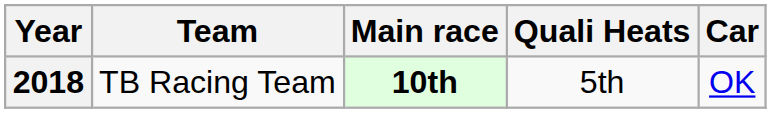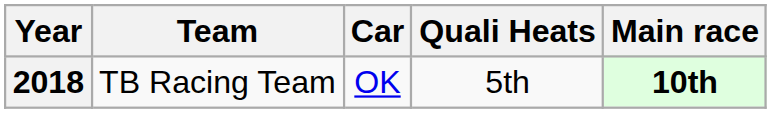columns swapped: (732, 31) <-> (425, 31)
